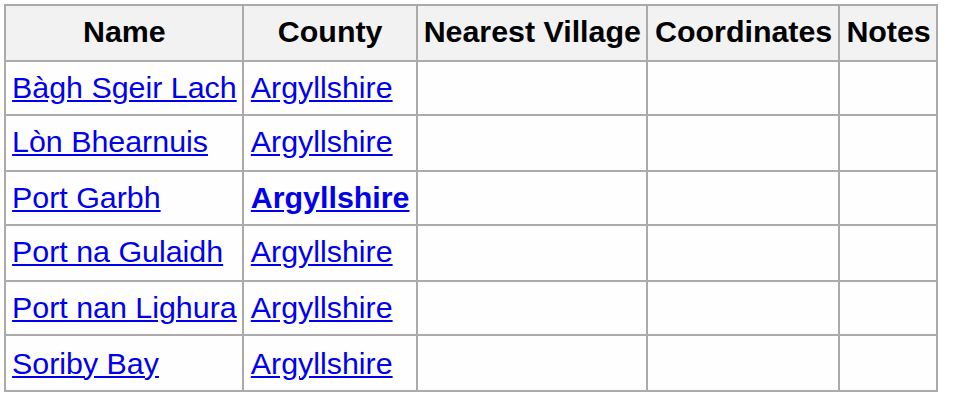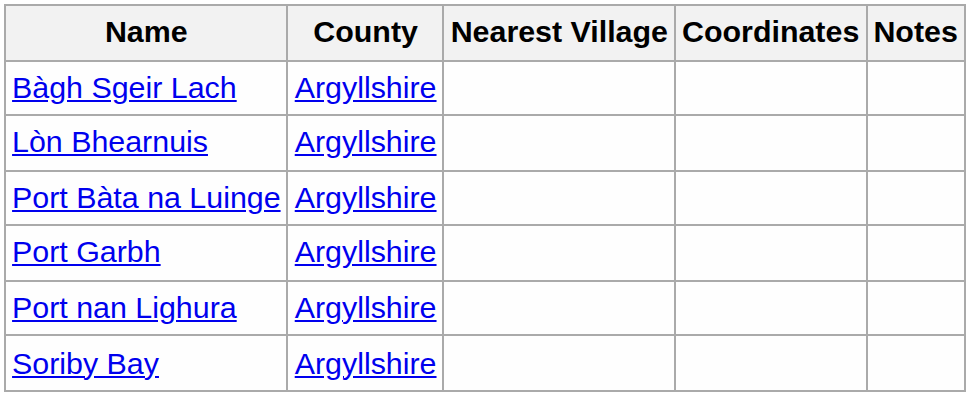+ row: (146, 197)
(330, 197) bold -> (366, 252) normal
- row: (118, 252)
